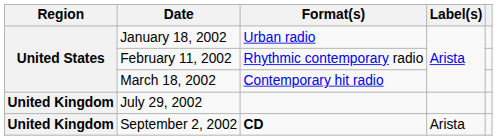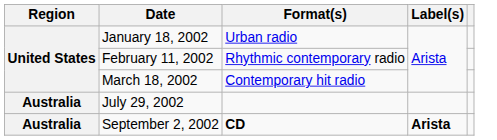(61, 102) United Kingdom -> (52, 102) Australia
(61, 124) United Kingdom -> (52, 124) Australia
(447, 124) normal -> (431, 124) bold
